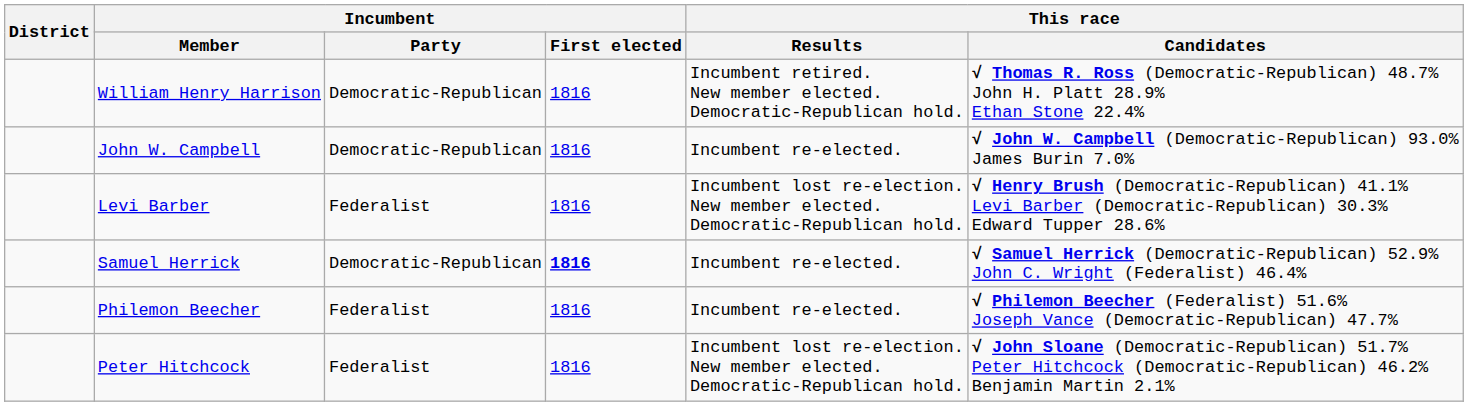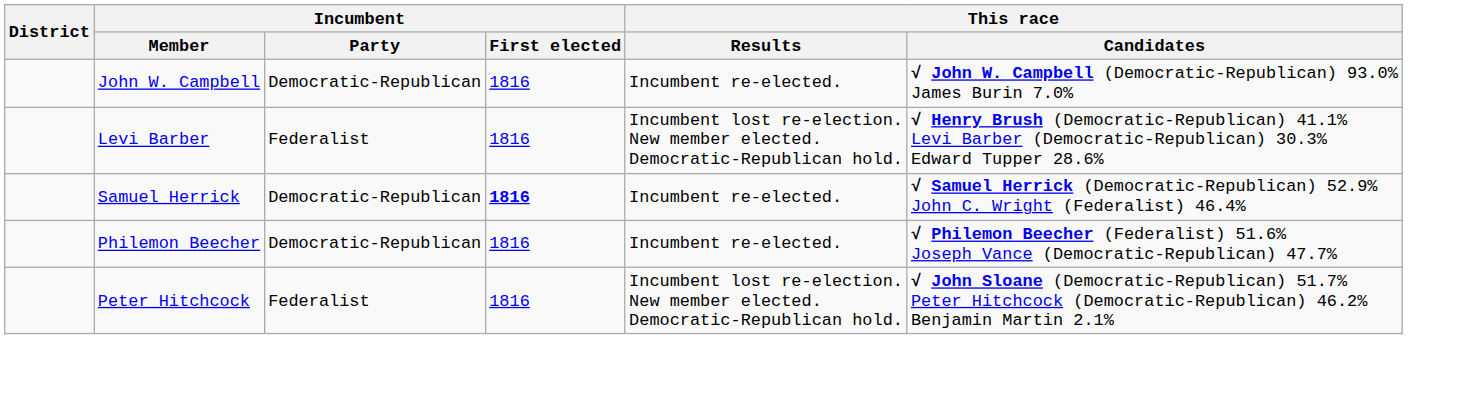- row: (209, 93)
(380, 310) Federalist -> (375, 244) Democratic-Republican
